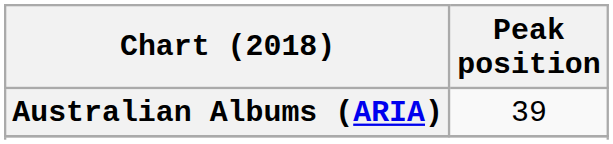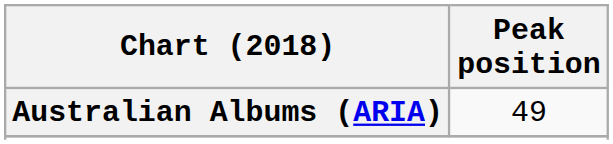(529, 113) 39 -> (529, 113) 49
